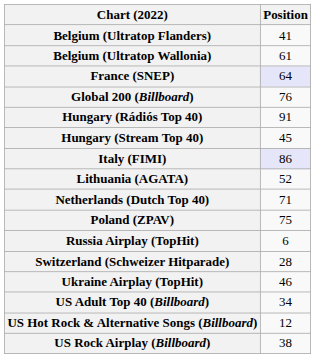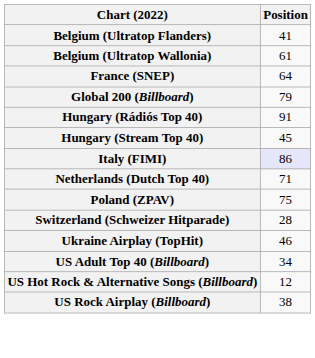(286, 76) lavender background -> (286, 76) no background
(286, 96) 76 -> (286, 96) 79
- row: (132, 179)
- row: (132, 240)
